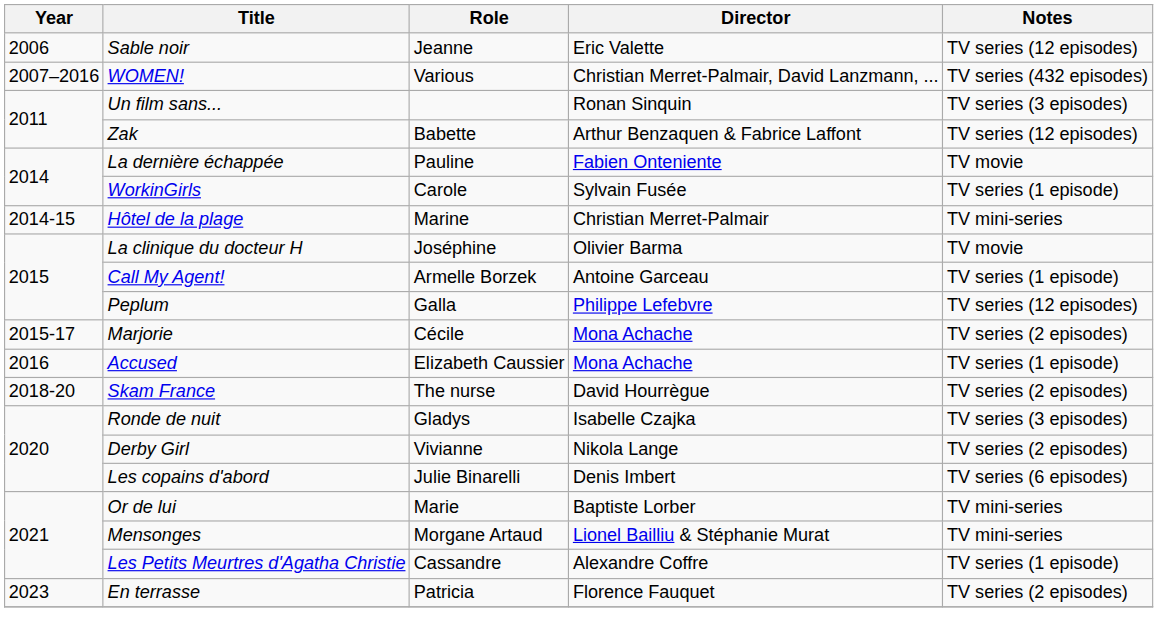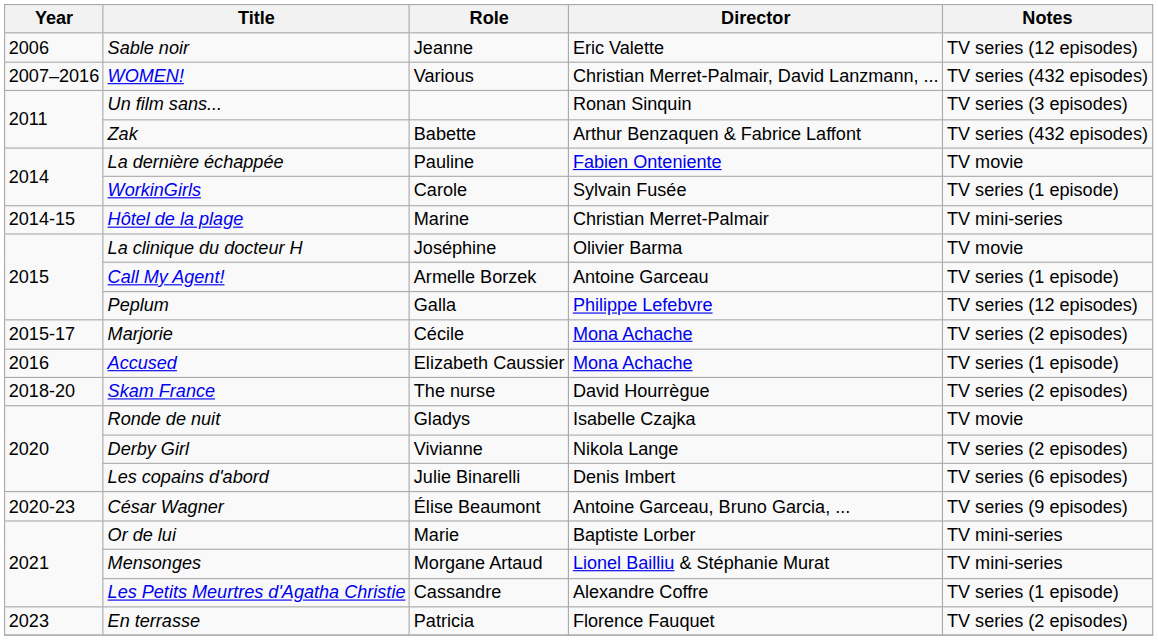(1042, 133) TV series (12 episodes) -> (1047, 133) TV series (432 episodes)
(1037, 420) TV series (3 episodes) -> (985, 420) TV movie
+ row: (166, 506)
